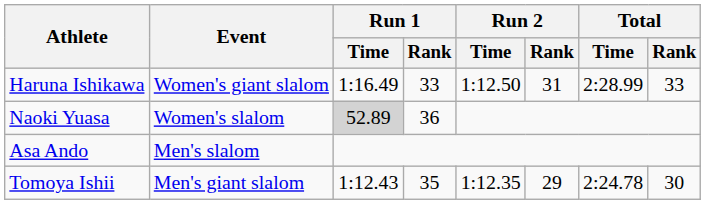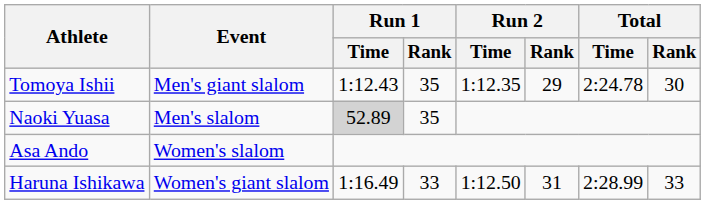rows swapped: (62, 183) <-> (77, 85)
(219, 117) Women's slalom -> (207, 117) Men's slalom
(430, 117) 36 -> (430, 117) 35
(207, 150) Men's slalom -> (219, 150) Women's slalom
